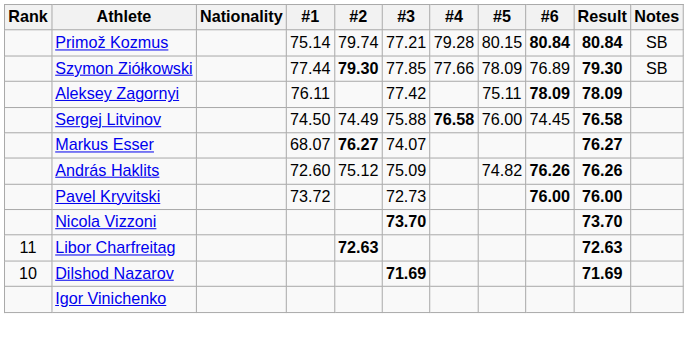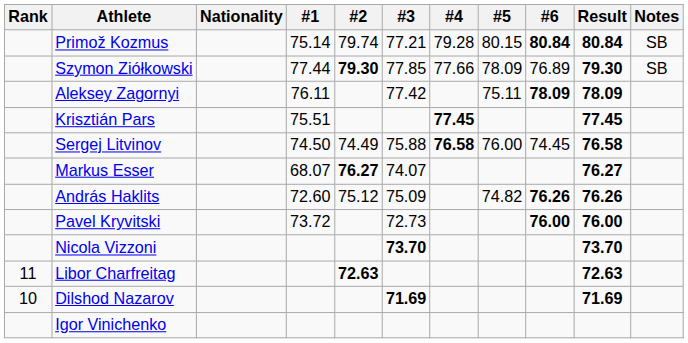+ row: (105, 119)
